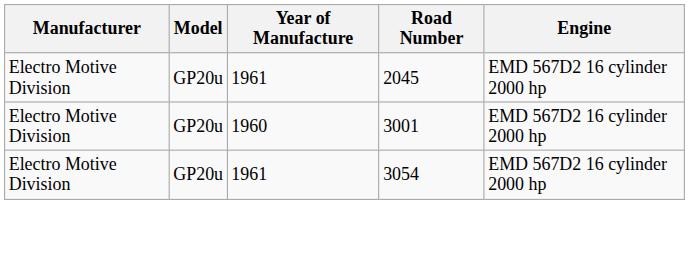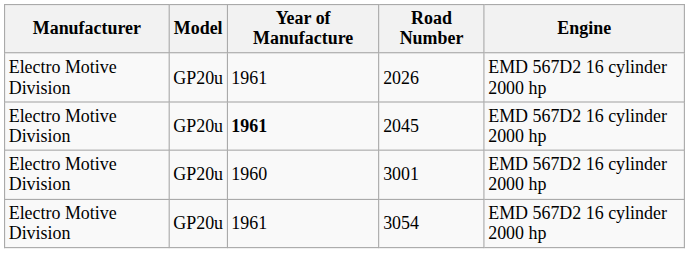+ row: (401, 77)
(249, 77) normal -> (249, 125) bold
